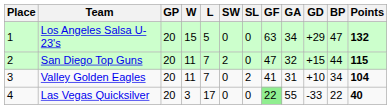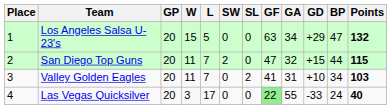(360, 78) 104 -> (360, 78) 103
(336, 95) 22 -> (336, 95) 24
